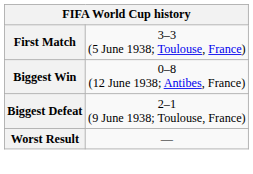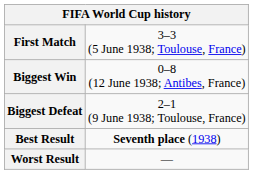+ row: (45, 139)
